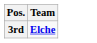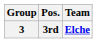+ column: (22, 12)
